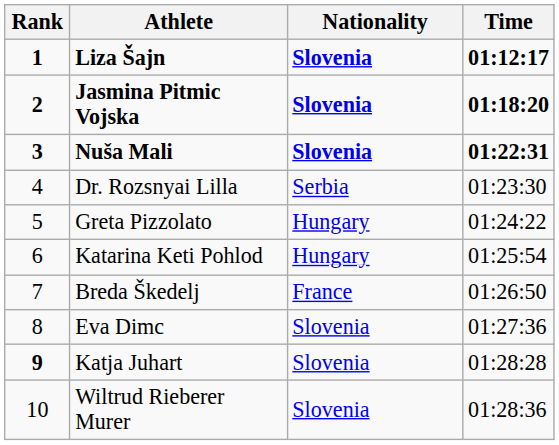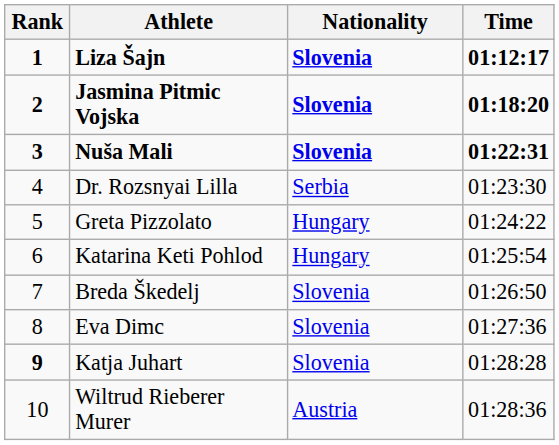(322, 291) France -> (331, 291) Slovenia
(331, 409) Slovenia -> (325, 409) Austria
